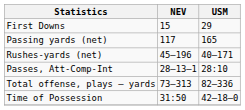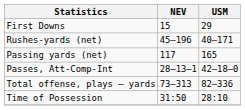rows swapped: (54, 55) <-> (57, 40)
(214, 69) 28:10 -> (220, 69) 42–18–0
(220, 98) 42–18–0 -> (214, 98) 28:10
